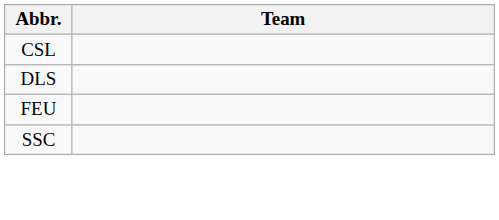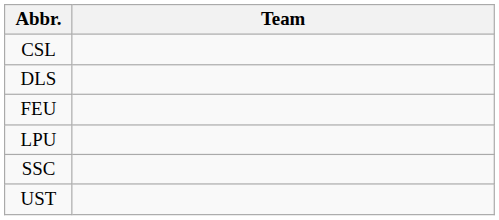+ row: (38, 139)
+ row: (38, 199)
